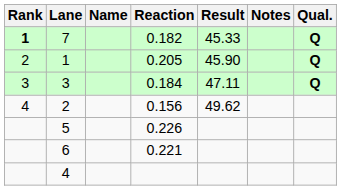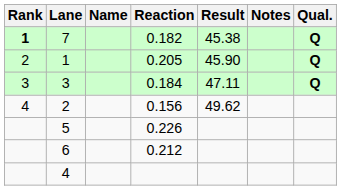(223, 38) 45.33 -> (223, 38) 45.38
(164, 151) 0.221 -> (164, 151) 0.212
